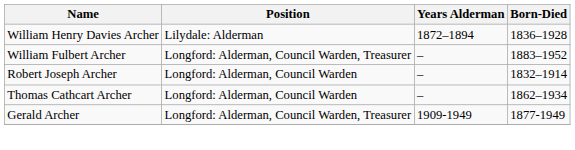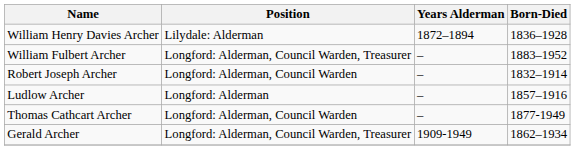+ row: (46, 94)
(539, 94) 1862–1934 -> (538, 114) 1877-1949
(538, 114) 1877-1949 -> (539, 134) 1862–1934
